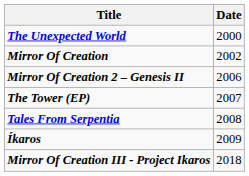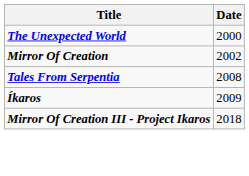- row: (96, 77)
- row: (49, 98)
